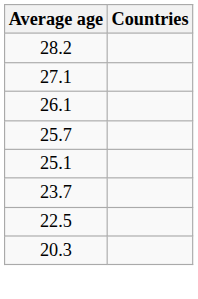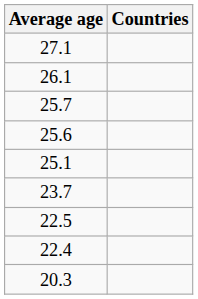- row: (56, 47)
+ row: (56, 134)
+ row: (56, 250)
